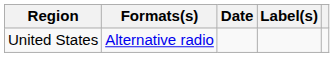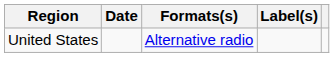columns swapped: (237, 16) <-> (160, 16)
